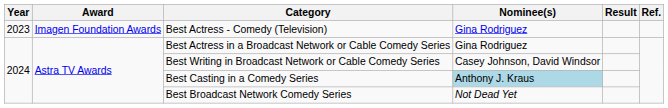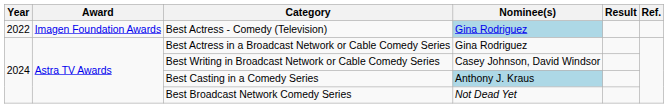(18, 29) 2023 -> (18, 29) 2022
(491, 29) no background -> (491, 29) lightblue background
